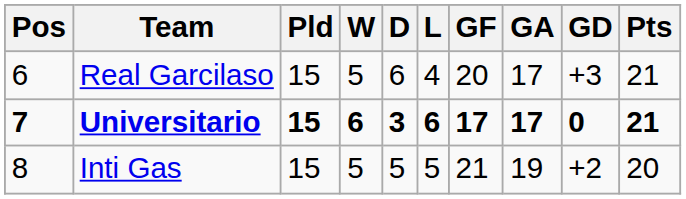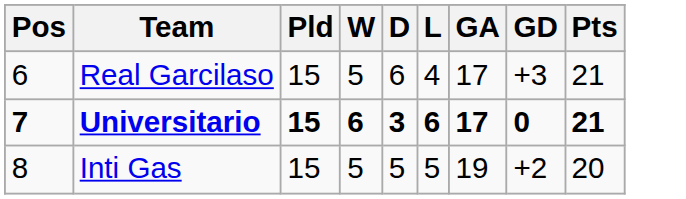- column: (476, 27)
